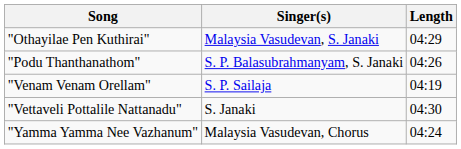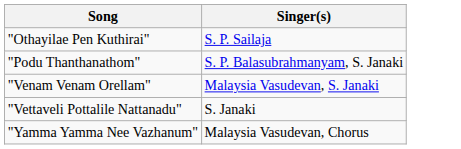- column: (431, 16)
(292, 39) Malaysia Vasudevan, S. Janaki -> (238, 39) S. P. Sailaja
(238, 86) S. P. Sailaja -> (292, 86) Malaysia Vasudevan, S. Janaki
